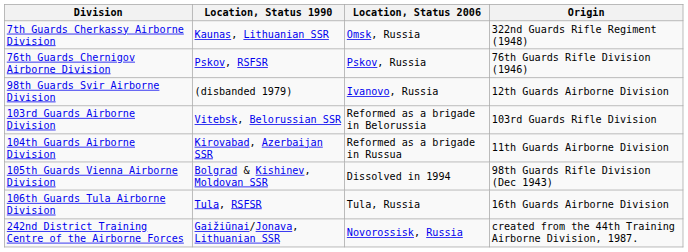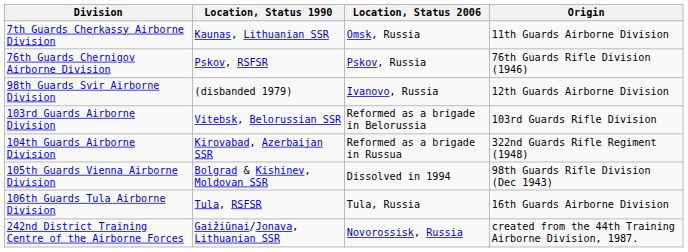(574, 35) 322nd Guards Rifle Regiment (1948) -> (580, 35) 11th Guards Airborne Division
(580, 148) 11th Guards Airborne Division -> (574, 148) 322nd Guards Rifle Regiment (1948)
